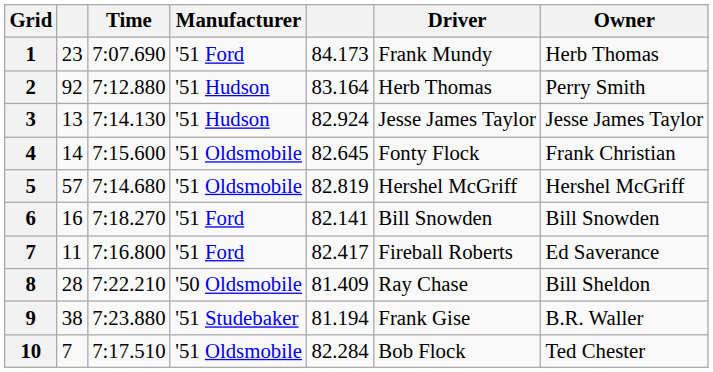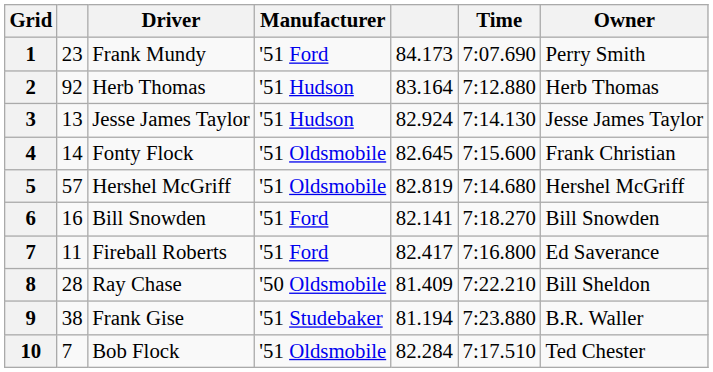columns swapped: (457, 20) <-> (129, 20)
(602, 53) Herb Thomas -> (596, 53) Perry Smith
(596, 86) Perry Smith -> (602, 86) Herb Thomas
